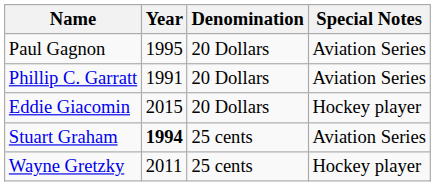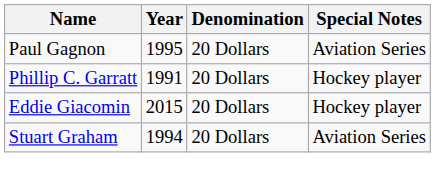(369, 78) Aviation Series -> (367, 78) Hockey player
(164, 136) bold -> (164, 136) normal
(222, 136) 25 cents -> (230, 136) 20 Dollars
- row: (67, 166)
